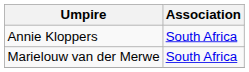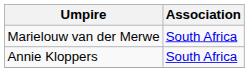rows swapped: (53, 36) <-> (83, 57)
